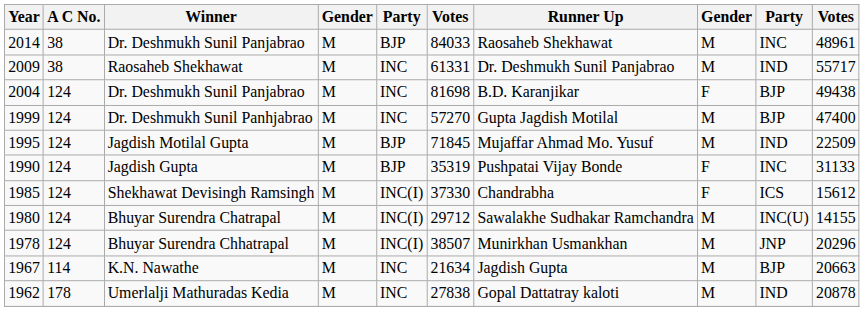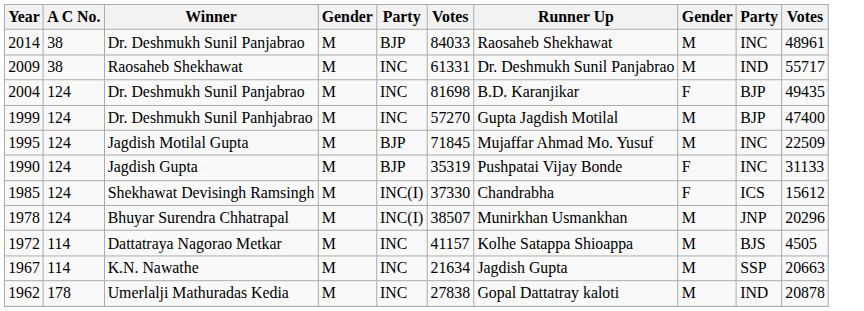(836, 92) 49438 -> (805, 92) 49435
(774, 142) IND -> (754, 142) INC
- row: (24, 218)
+ row: (24, 243)
(772, 268) BJP -> (753, 268) SSP
